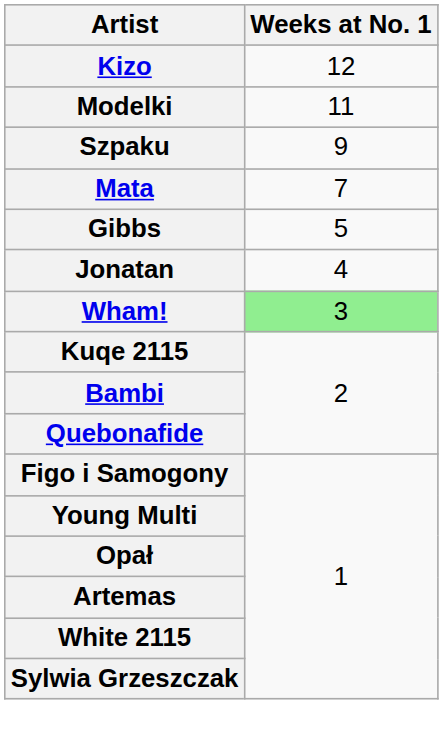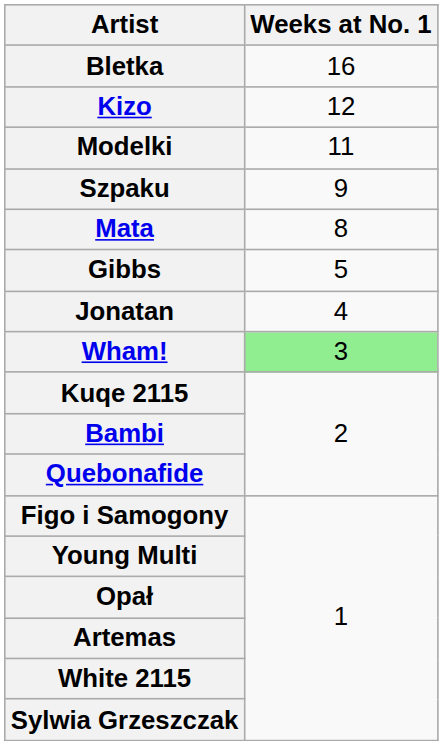+ row: (125, 65)
(341, 188) 7 -> (341, 229) 8
